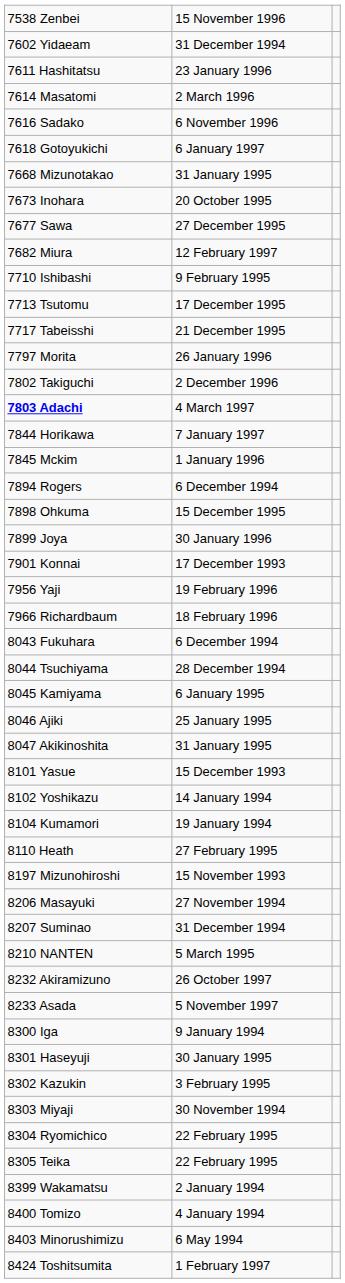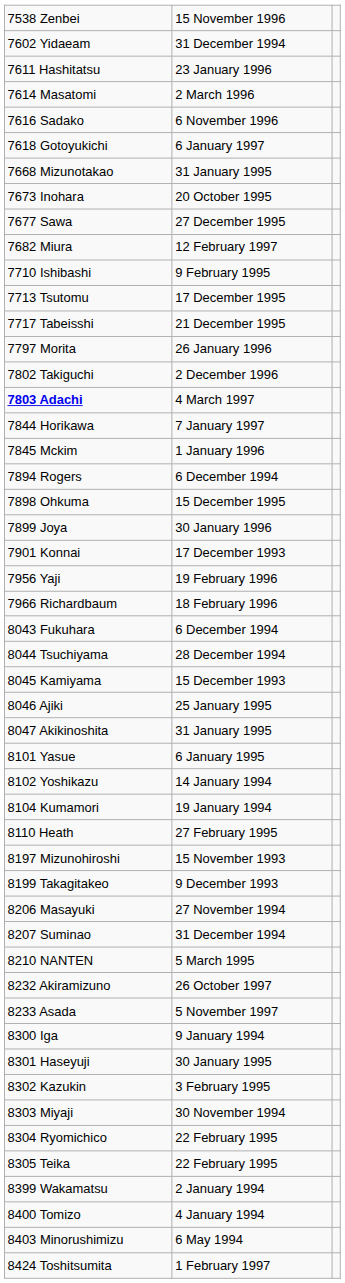(220, 694) 6 January 1995 -> (230, 680) 15 December 1993
(230, 772) 15 December 1993 -> (220, 756) 6 January 1995
+ row: (58, 883)
